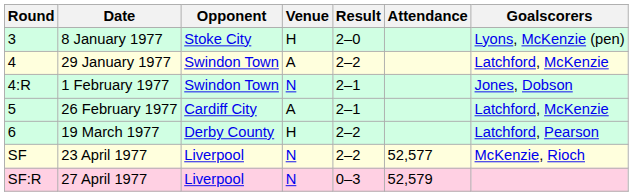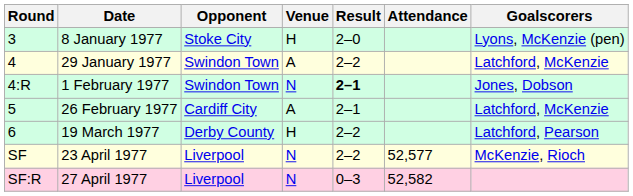(348, 86) normal -> (348, 86) bold
(410, 179) 52,579 -> (410, 179) 52,582
